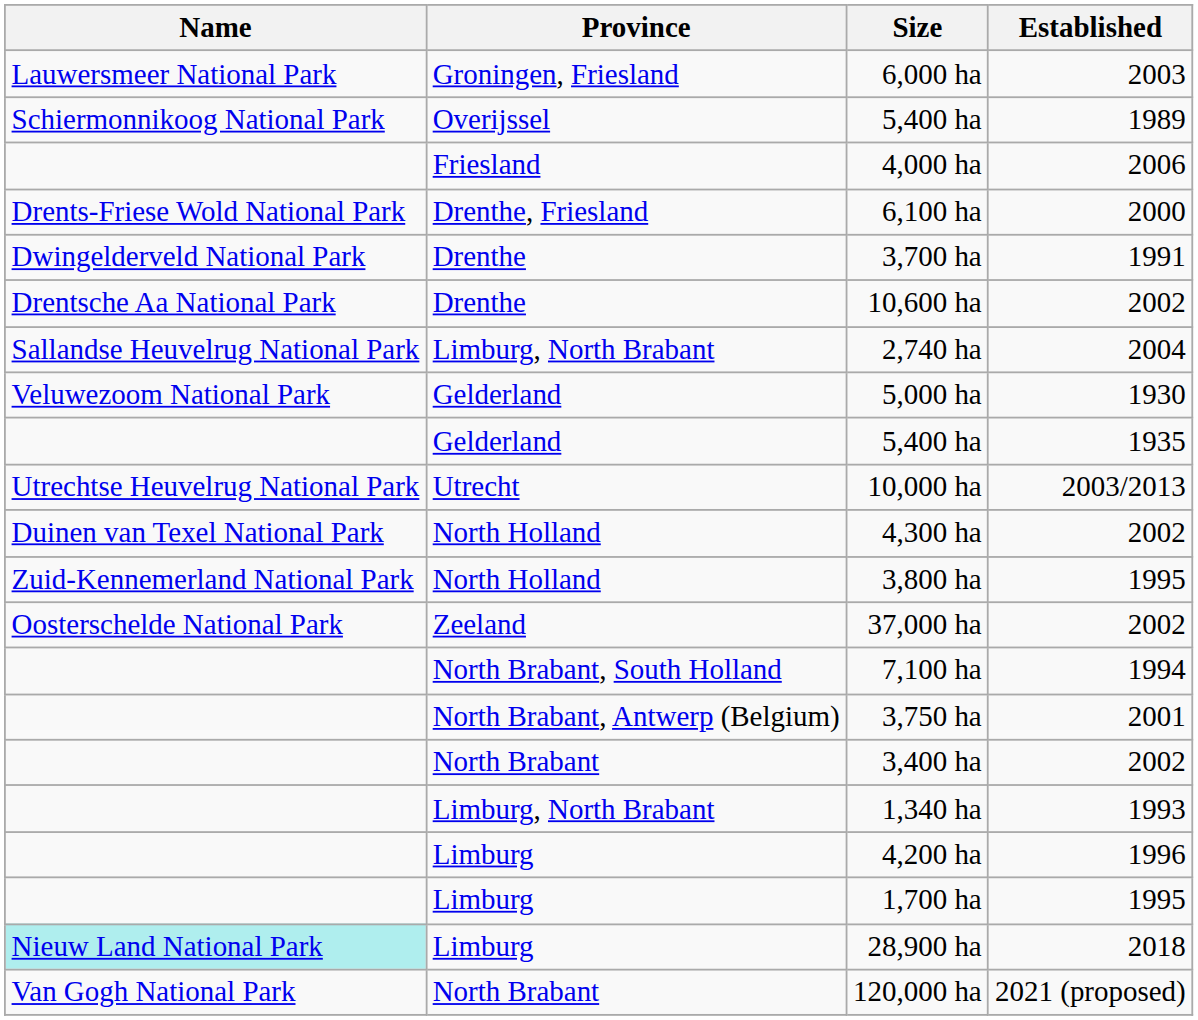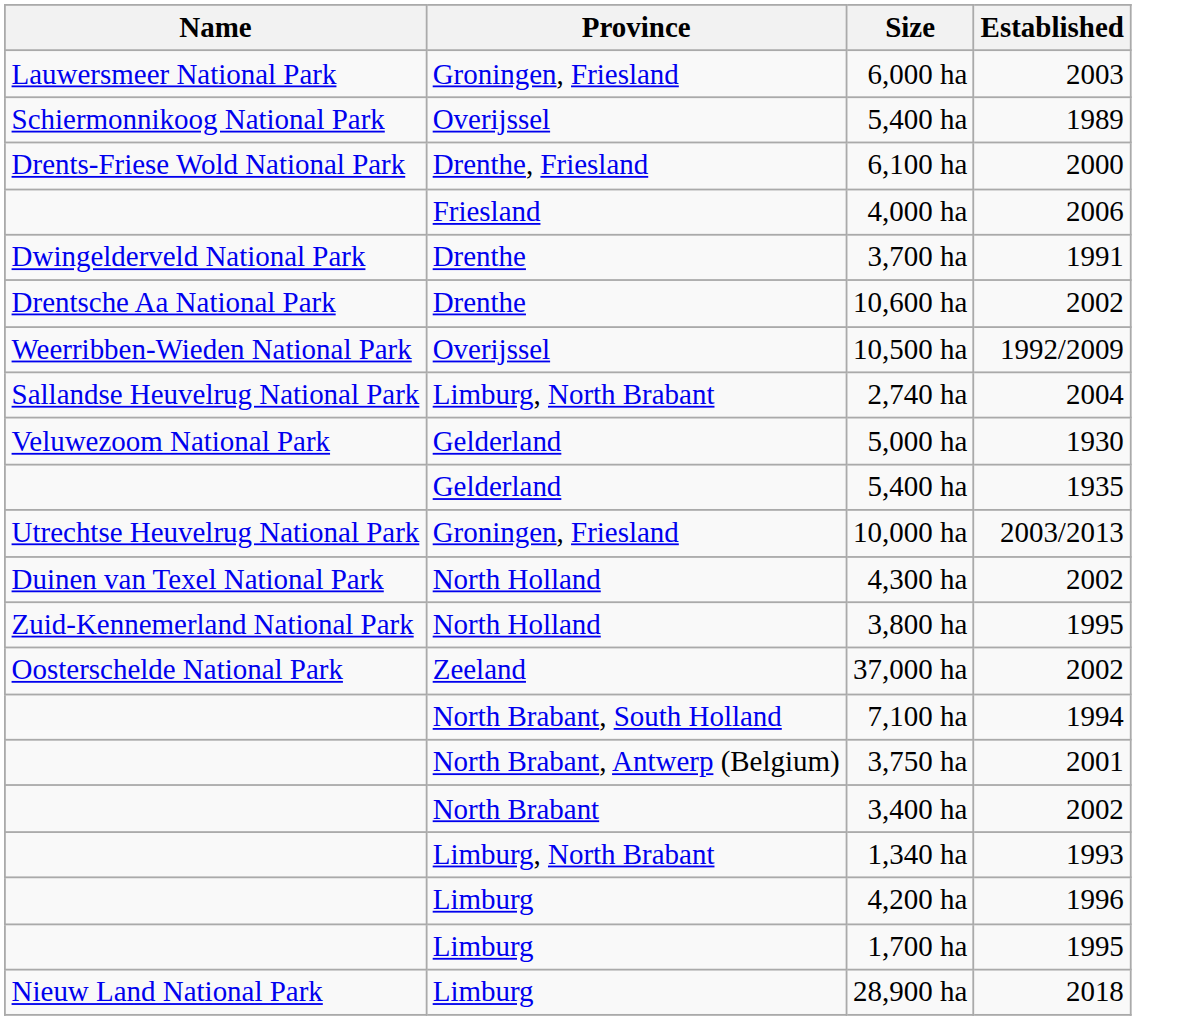rows swapped: (932, 165) <-> (932, 211)
+ row: (910, 348)
(476, 486) Utrecht -> (556, 532) Groningen, Friesland
(167, 946) paleturquoise background -> (167, 991) no background
- row: (917, 991)
